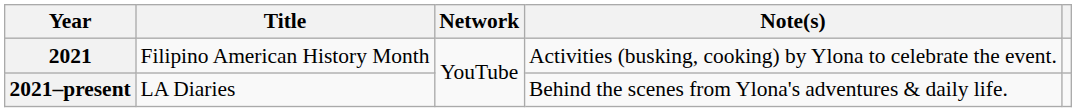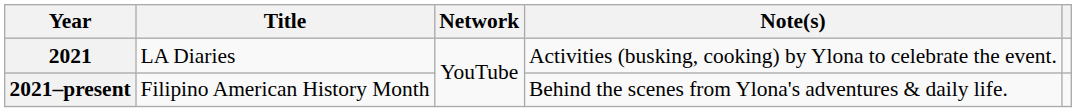(285, 55) Filipino American History Month -> (188, 55) LA Diaries
(188, 89) LA Diaries -> (285, 89) Filipino American History Month
